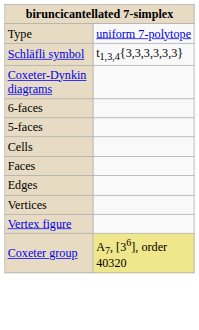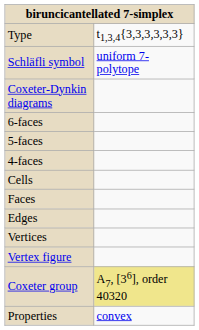(144, 33) uniform 7-polytope -> (140, 35) t1,3,4{3,3,3,3,3,3}
(140, 54) t1,3,4{3,3,3,3,3,3} -> (123, 62) uniform 7-polytope
+ row: (25, 160)
+ row: (32, 315)
